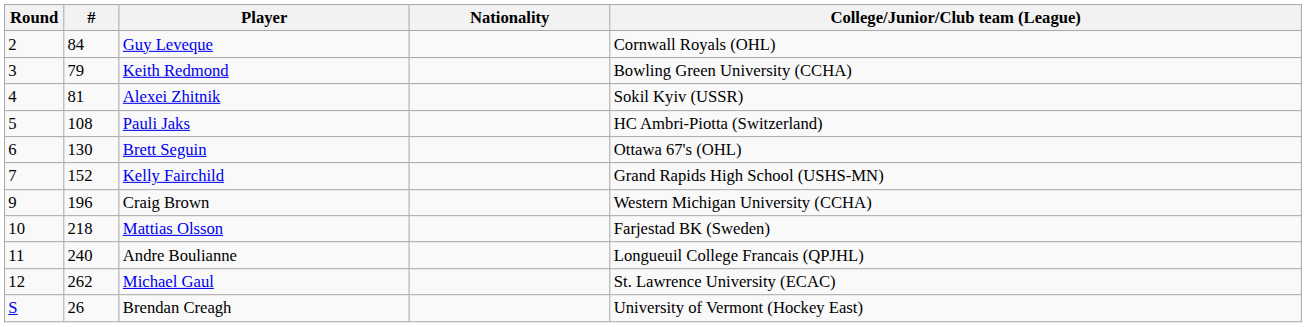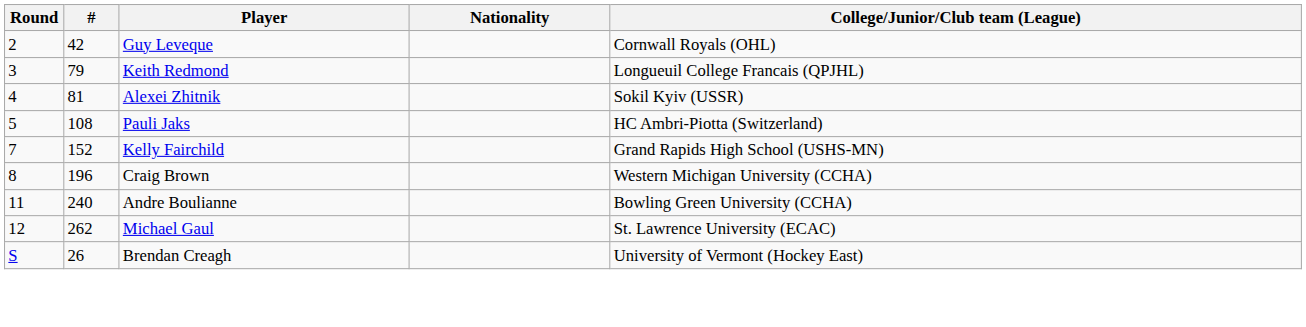(76, 44) 84 -> (76, 44) 42
(733, 70) Bowling Green University (CCHA) -> (739, 70) Longueuil College Francais (QPJHL)
- row: (165, 149)
(13, 202) 9 -> (13, 176) 8
- row: (173, 228)
(739, 255) Longueuil College Francais (QPJHL) -> (733, 202) Bowling Green University (CCHA)
